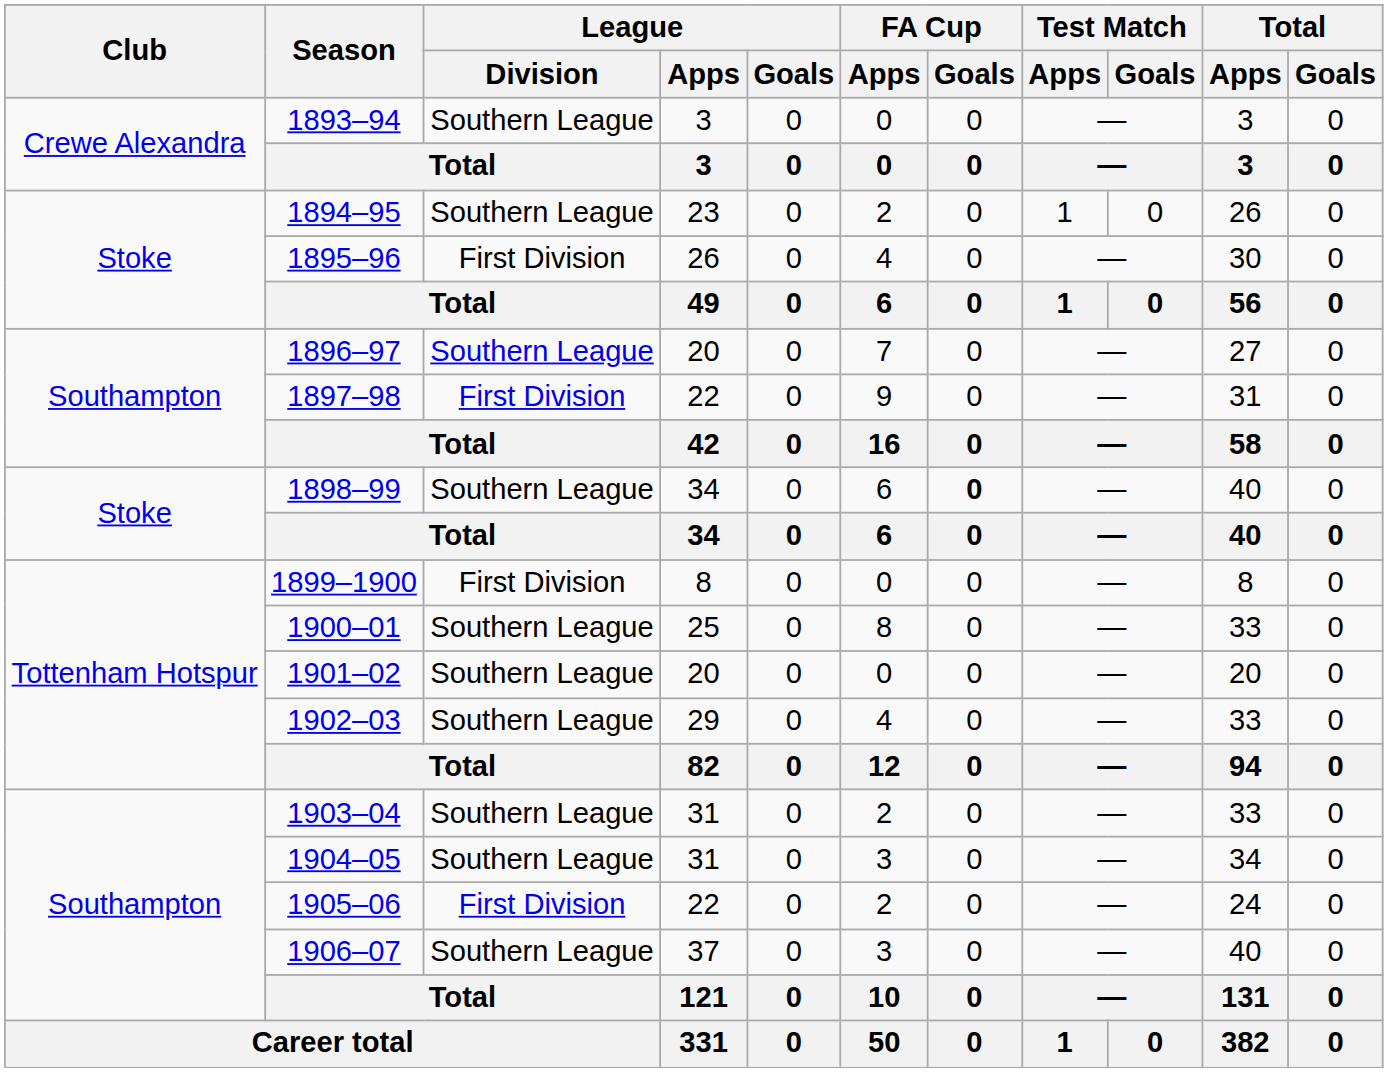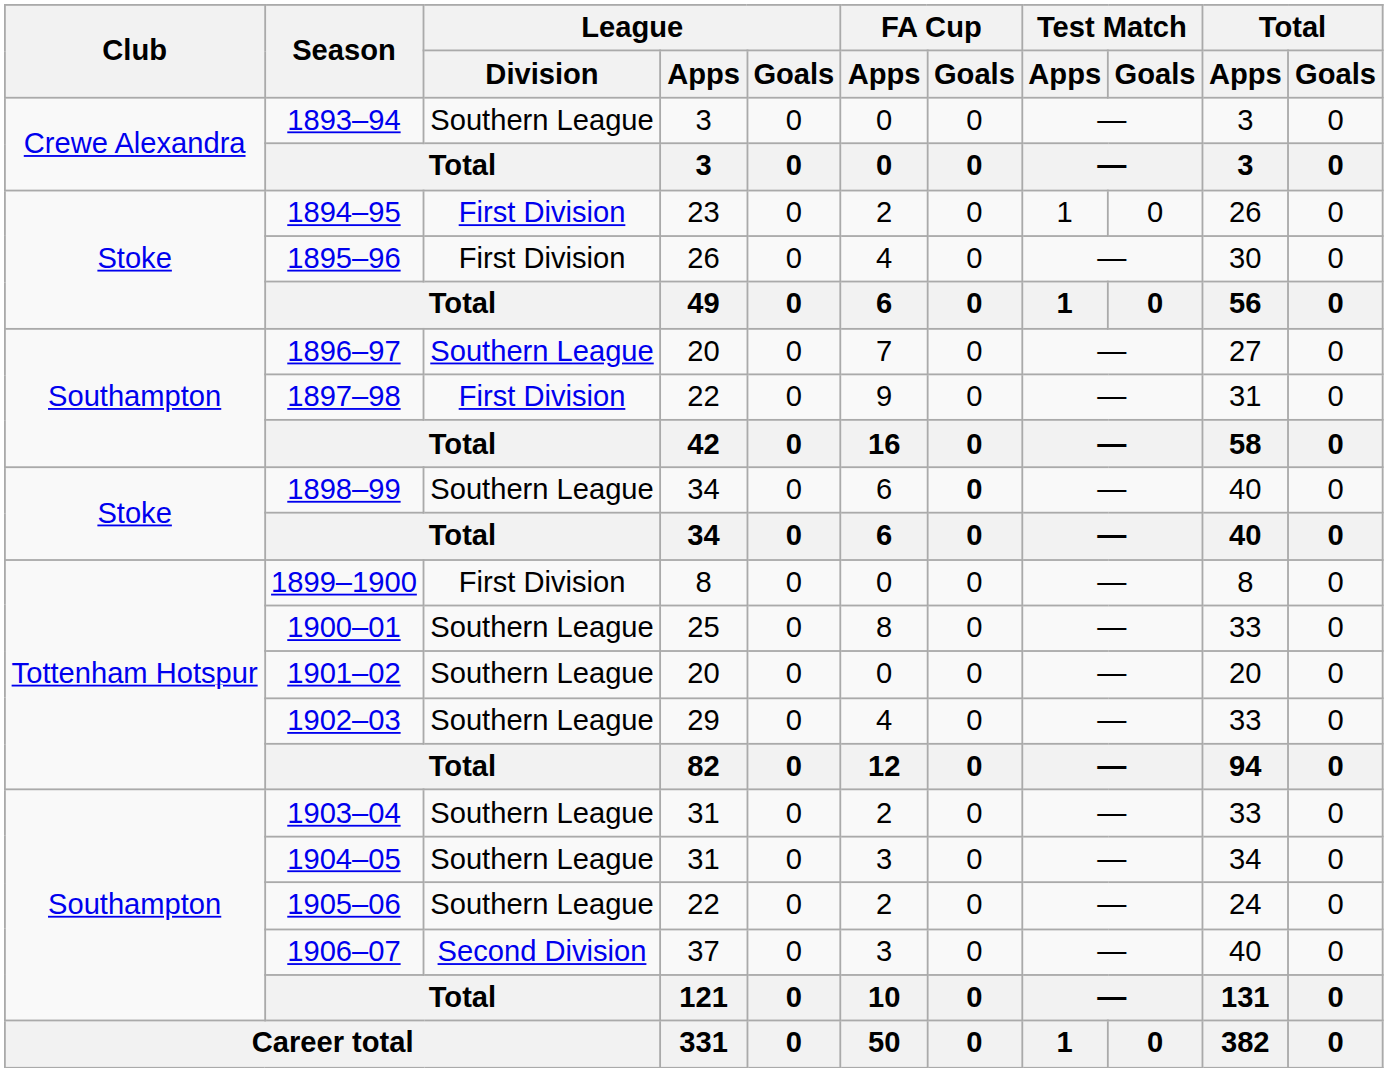(542, 212) Southern League -> (542, 212) First Division
(542, 905) First Division -> (542, 905) Southern League
(542, 951) Southern League -> (542, 951) Second Division
